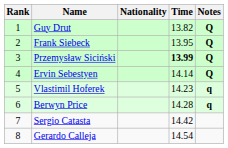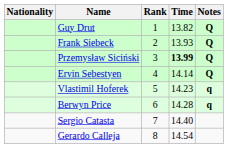columns swapped: (18, 12) <-> (143, 12)
(182, 43) 13.95 -> (182, 43) 13.93
(182, 120) 14.42 -> (182, 120) 14.40
